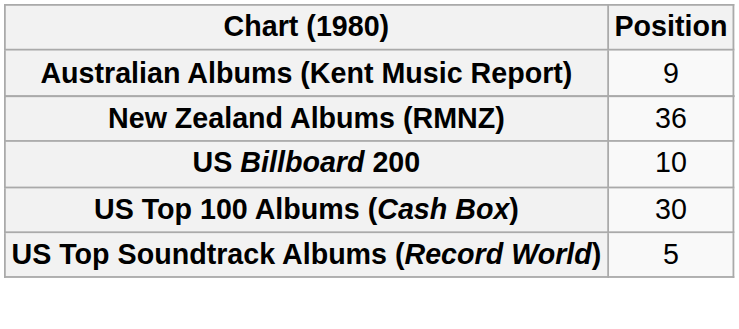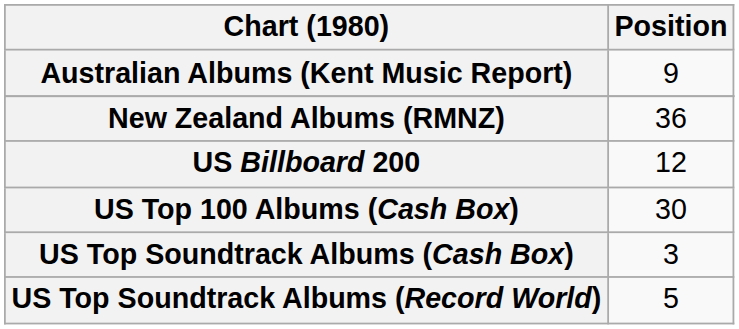(671, 163) 10 -> (671, 163) 12
+ row: (306, 254)
